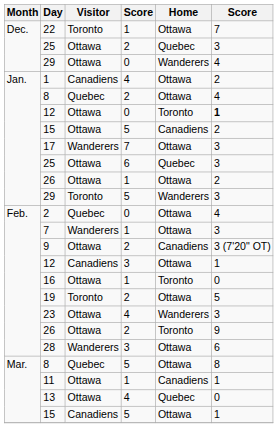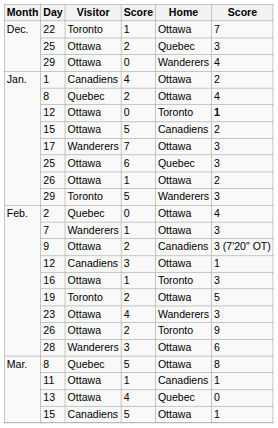(217, 280) 0 -> (217, 280) 3
